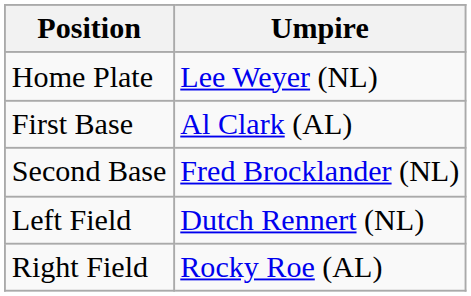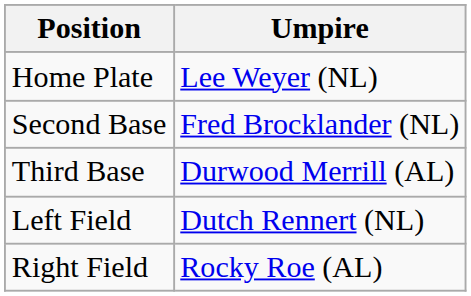- row: (72, 123)
+ row: (78, 171)
